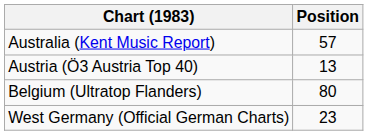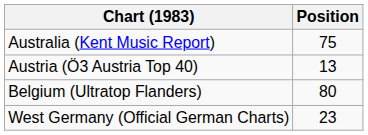(328, 42) 57 -> (328, 42) 75
